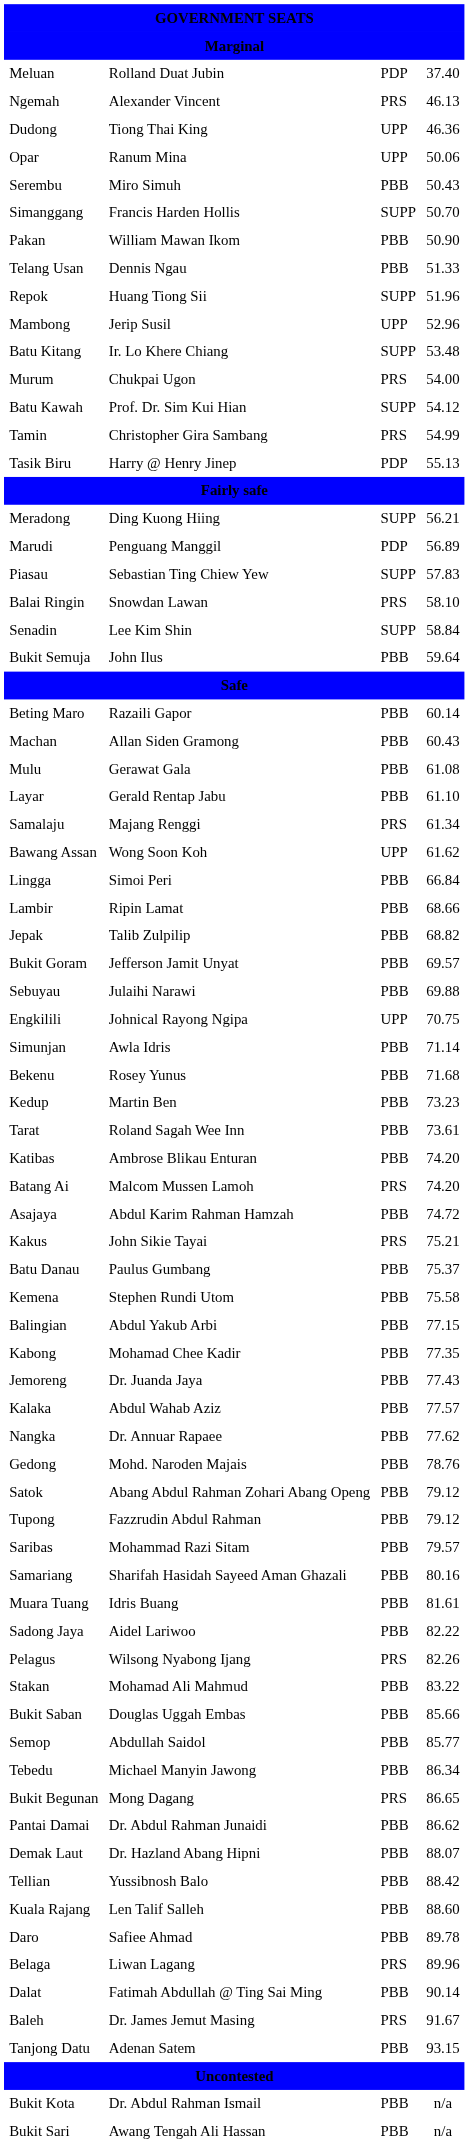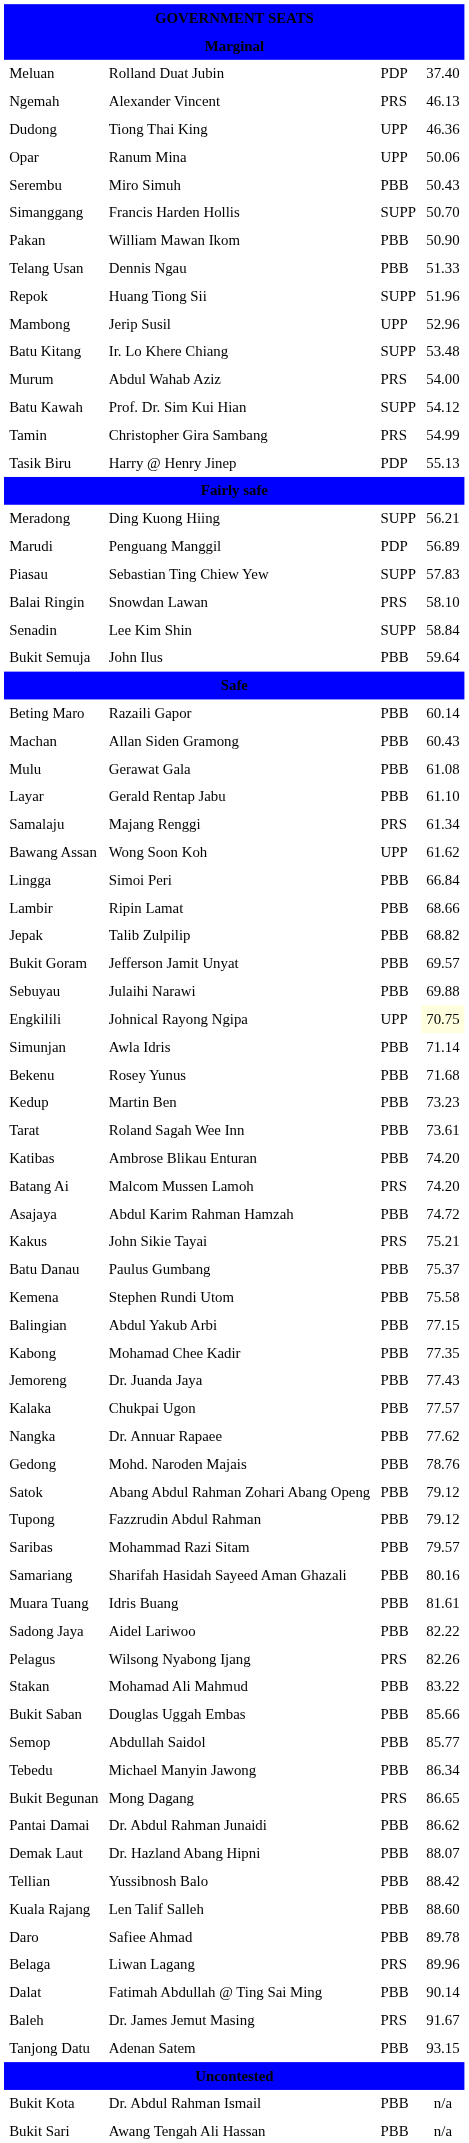(152, 379) Chukpai Ugon -> (165, 379) Abdul Wahab Aziz
(443, 1018) no background -> (443, 1018) lightyellow background
(165, 1408) Abdul Wahab Aziz -> (152, 1408) Chukpai Ugon
